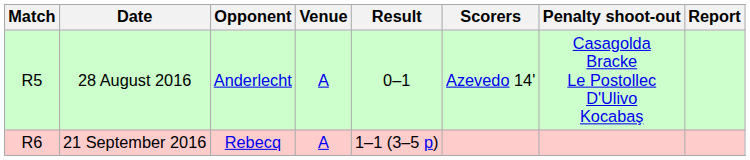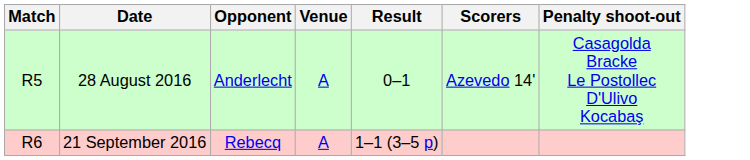- column: (714, 17)
